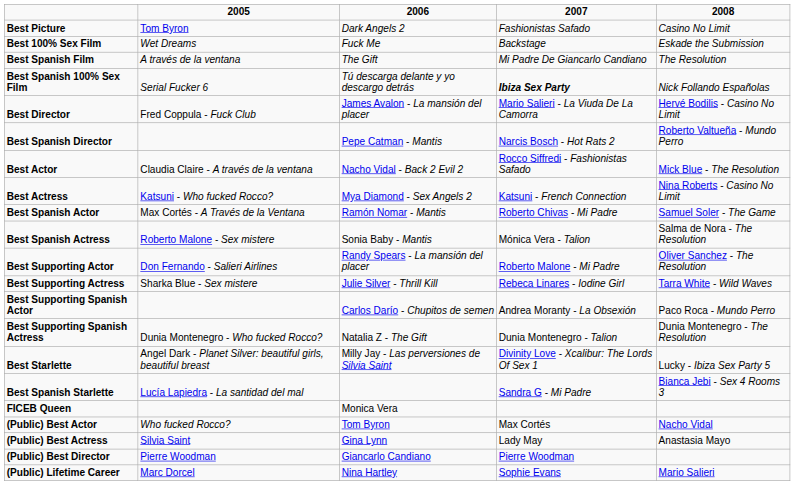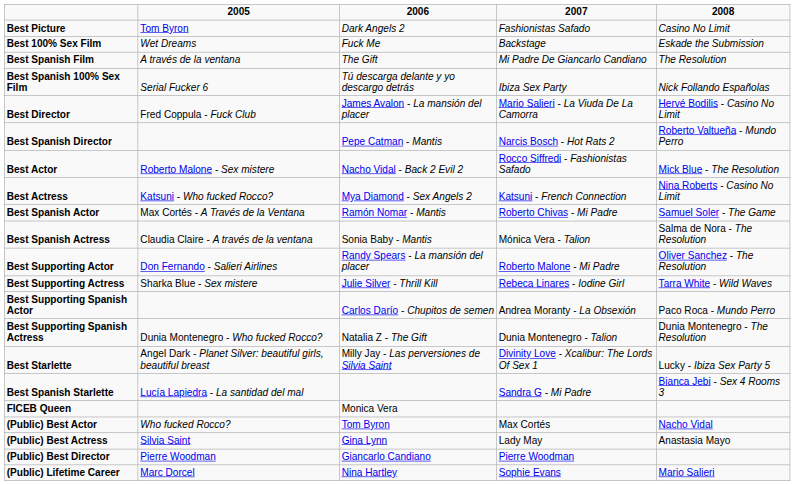(534, 87) bold -> (533, 87) normal
(226, 169) Claudia Claire - A través de la ventana -> (207, 169) Roberto Malone - Sex mistere
(207, 240) Roberto Malone - Sex mistere -> (226, 240) Claudia Claire - A través de la ventana
